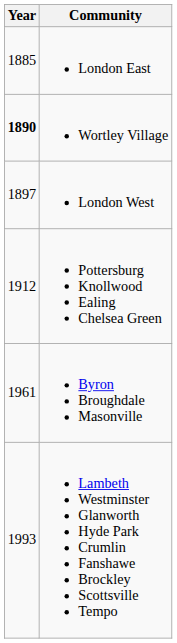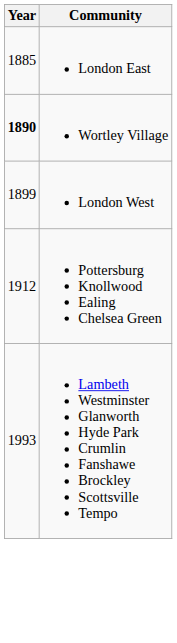(22, 194) 1897 -> (22, 194) 1899
- row: (106, 401)
